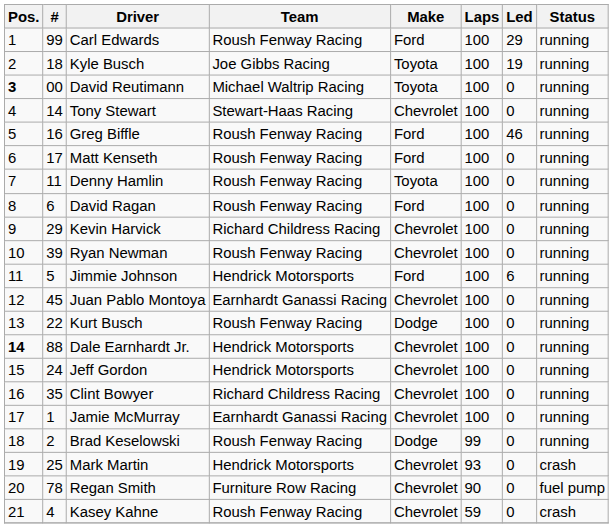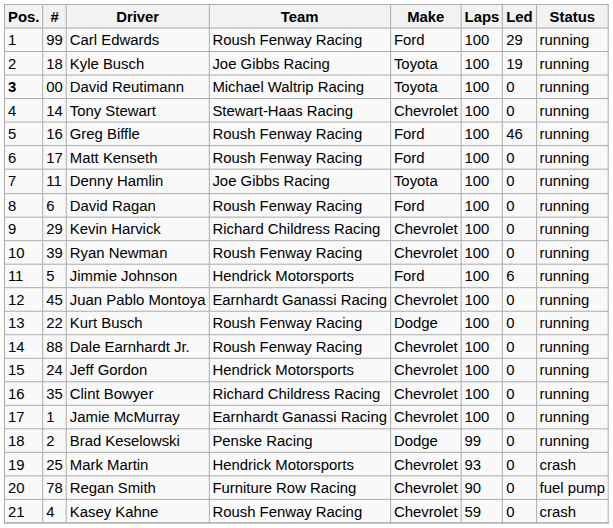(287, 182) Roush Fenway Racing -> (271, 182) Joe Gibbs Racing
(16, 347) bold -> (16, 347) normal
(283, 347) Hendrick Motorsports -> (287, 347) Roush Fenway Racing
(287, 441) Roush Fenway Racing -> (262, 441) Penske Racing
